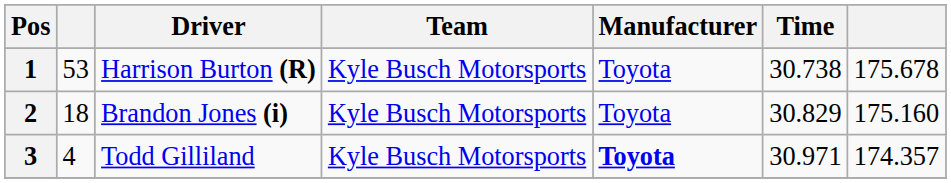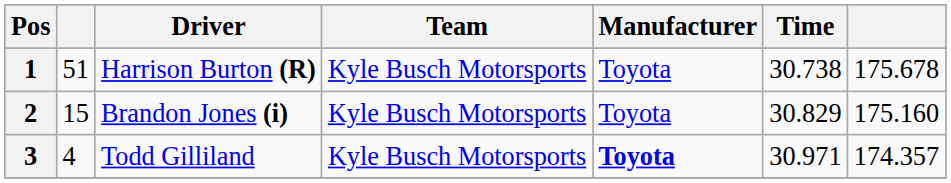(76, 69) 53 -> (76, 69) 51
(76, 113) 18 -> (76, 113) 15
